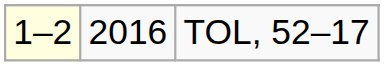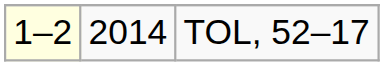(128, 32) 2016 -> (128, 32) 2014
